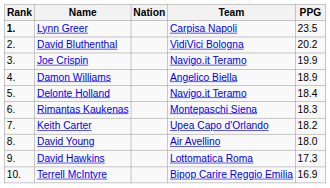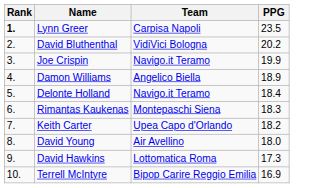- column: (149, 12)
